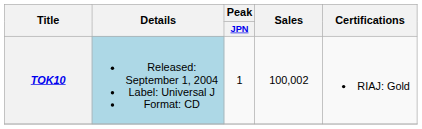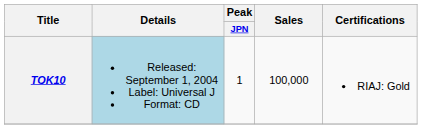(289, 80) 100,002 -> (289, 80) 100,000
